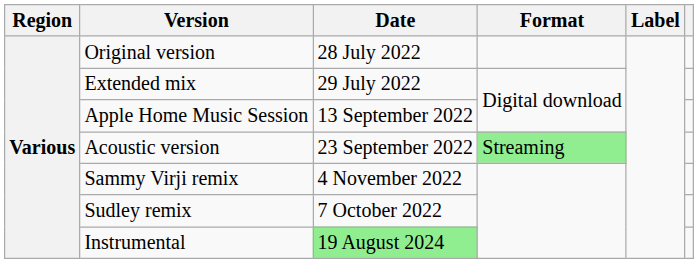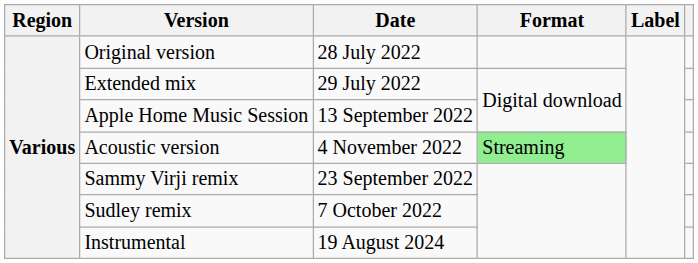(395, 147) 23 September 2022 -> (390, 147) 4 November 2022
(390, 178) 4 November 2022 -> (395, 178) 23 September 2022
(381, 242) lightgreen background -> (381, 242) no background
